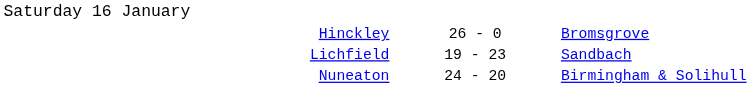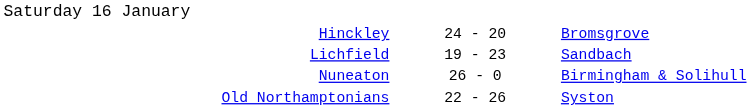(475, 34) 26 - 0 -> (475, 34) 24 - 20
(475, 77) 24 - 20 -> (475, 77) 26 - 0
+ row: (305, 98)
